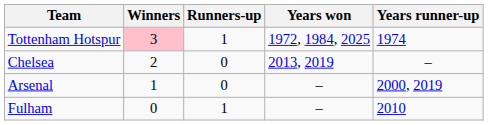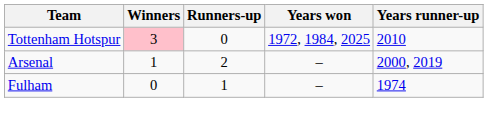(224, 39) 1 -> (224, 39) 0
(391, 39) 1974 -> (391, 39) 2010
- row: (31, 62)
(224, 85) 0 -> (224, 62) 2
(391, 108) 2010 -> (391, 85) 1974
